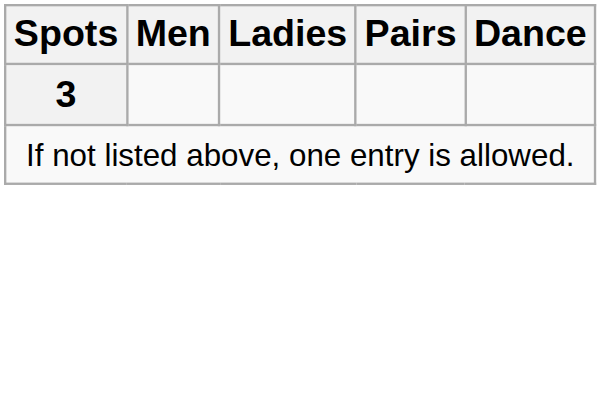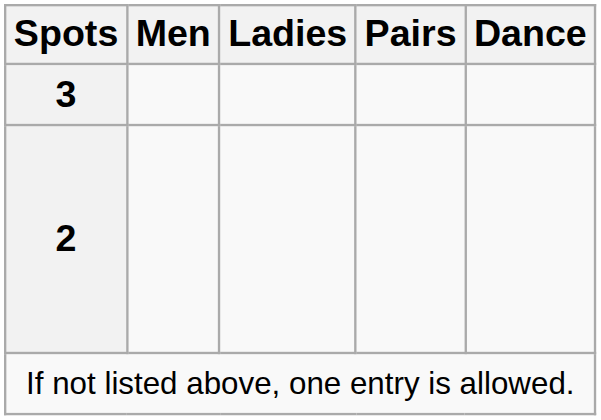+ row: (66, 238)
